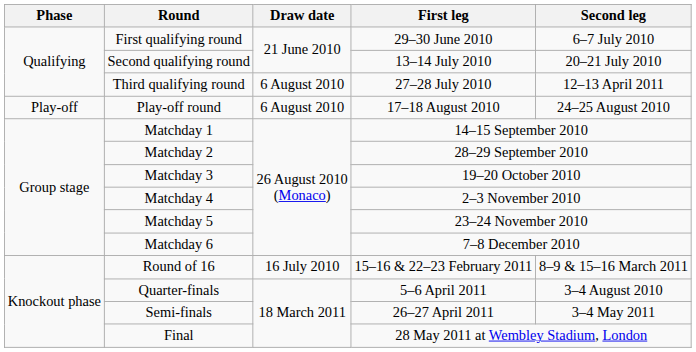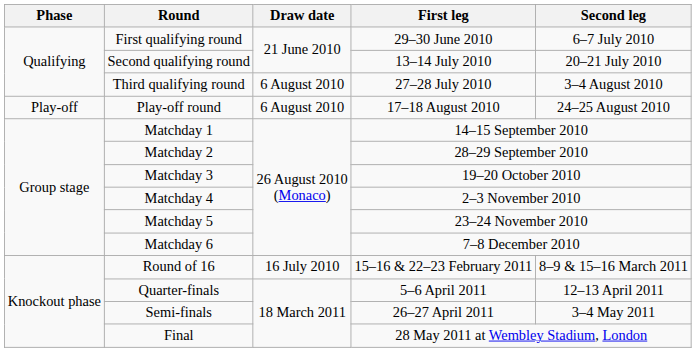(613, 84) 12–13 April 2011 -> (613, 84) 3–4 August 2010
(613, 289) 3–4 August 2010 -> (613, 289) 12–13 April 2011
